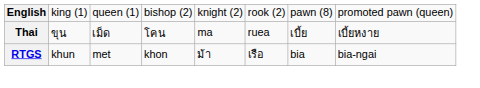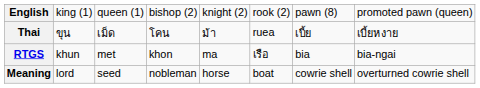(205, 32) ma -> (209, 33) ม้า
(204, 55) ม้า -> (210, 54) ma
+ row: (29, 74)
